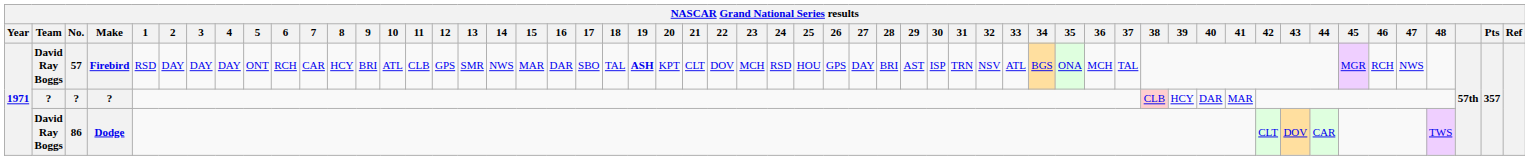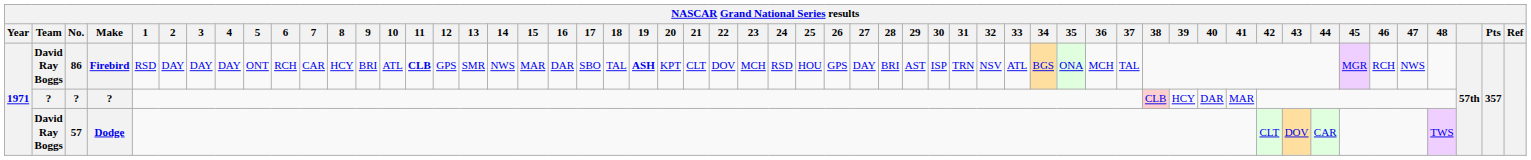(76, 66) 57 -> (76, 66) 86
(419, 66) normal -> (419, 66) bold
(76, 131) 86 -> (76, 131) 57
